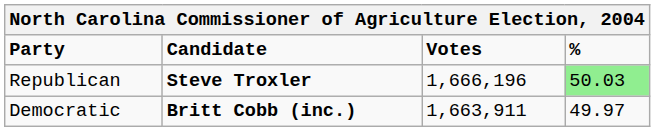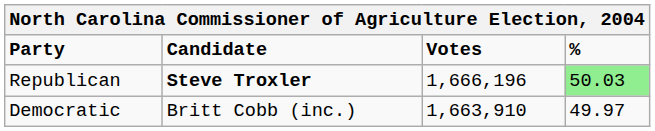(261, 111) bold -> (261, 111) normal
(477, 111) 1,663,911 -> (477, 111) 1,663,910
